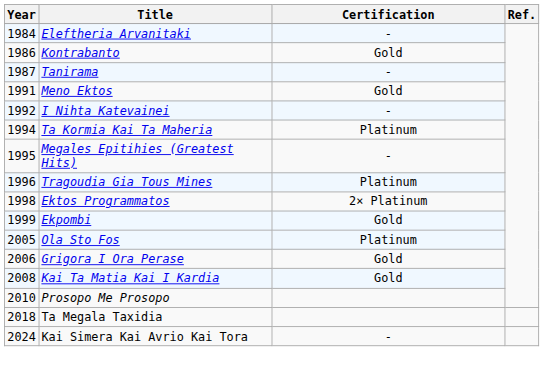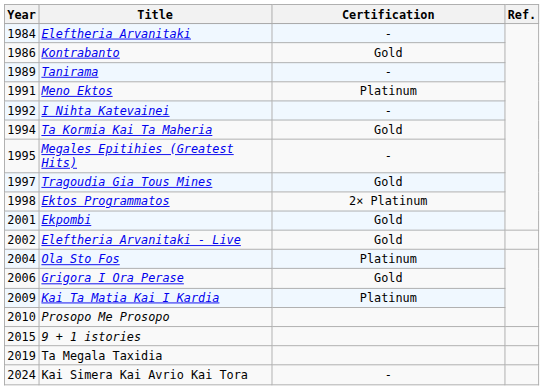(22, 72) 1987 -> (22, 72) 1989
(388, 91) Gold -> (388, 91) Platinum
(388, 130) Platinum -> (388, 130) Gold
(22, 182) 1996 -> (22, 182) 1997
(388, 182) Platinum -> (388, 182) Gold
(22, 221) 1999 -> (22, 221) 2001
+ row: (141, 240)
(22, 240) 2005 -> (22, 259) 2004
(22, 278) 2008 -> (22, 298) 2009
(388, 278) Gold -> (388, 298) Platinum
+ row: (91, 336)
(22, 317) 2018 -> (22, 356) 2019
